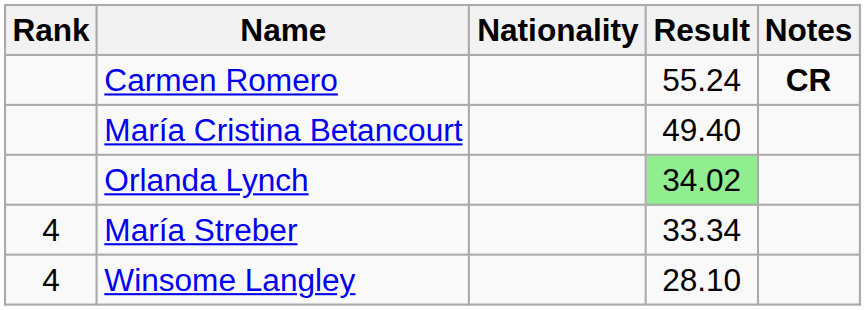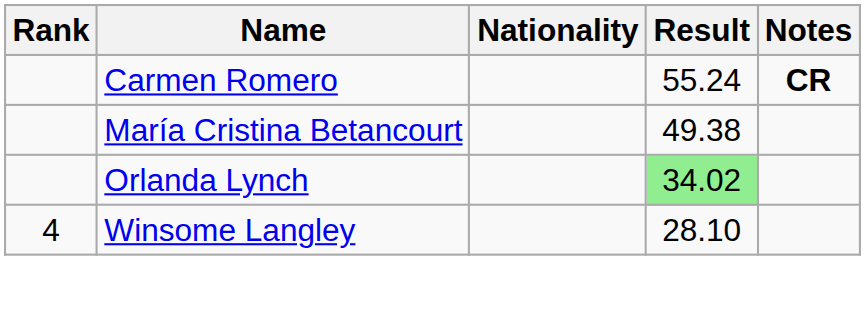(702, 130) 49.40 -> (702, 130) 49.38
- row: (201, 230)
